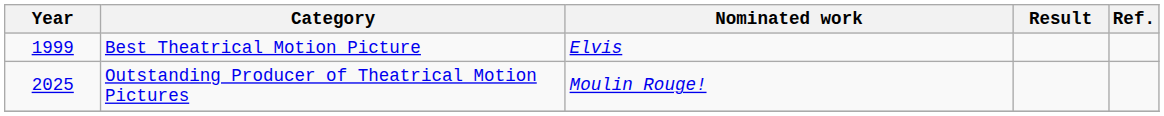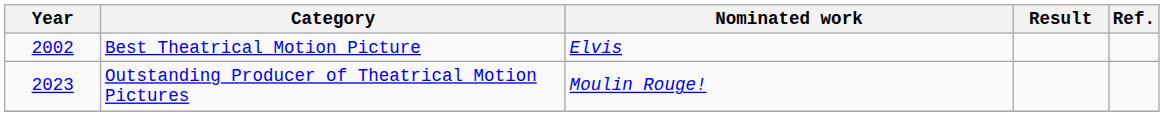(53, 48) 1999 -> (53, 48) 2002
(53, 86) 2025 -> (53, 86) 2023
